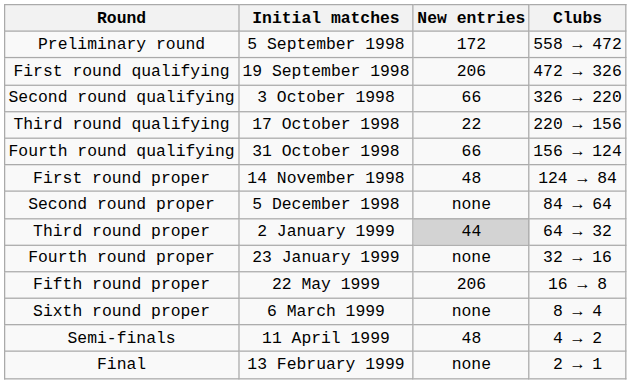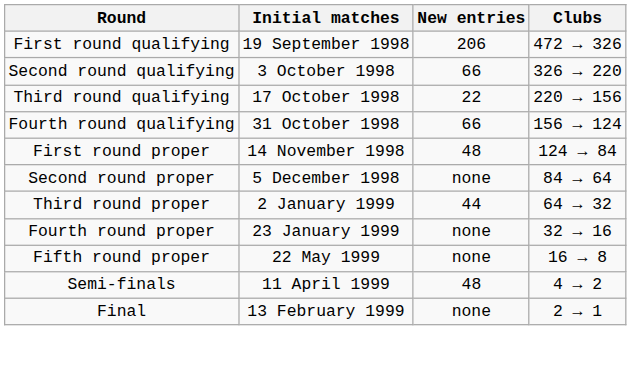- row: (122, 45)
(471, 232) lightgrey background -> (471, 205) no background
(471, 285) 206 -> (471, 258) none
- row: (122, 312)
